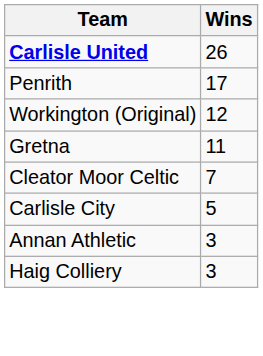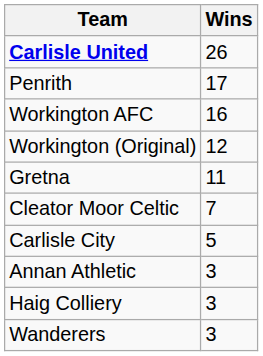+ row: (81, 114)
+ row: (57, 334)
